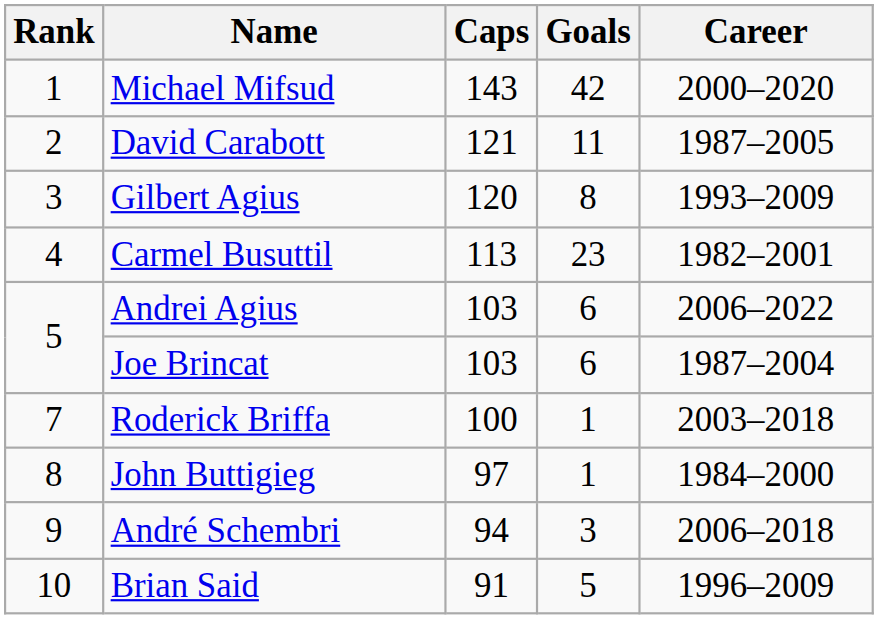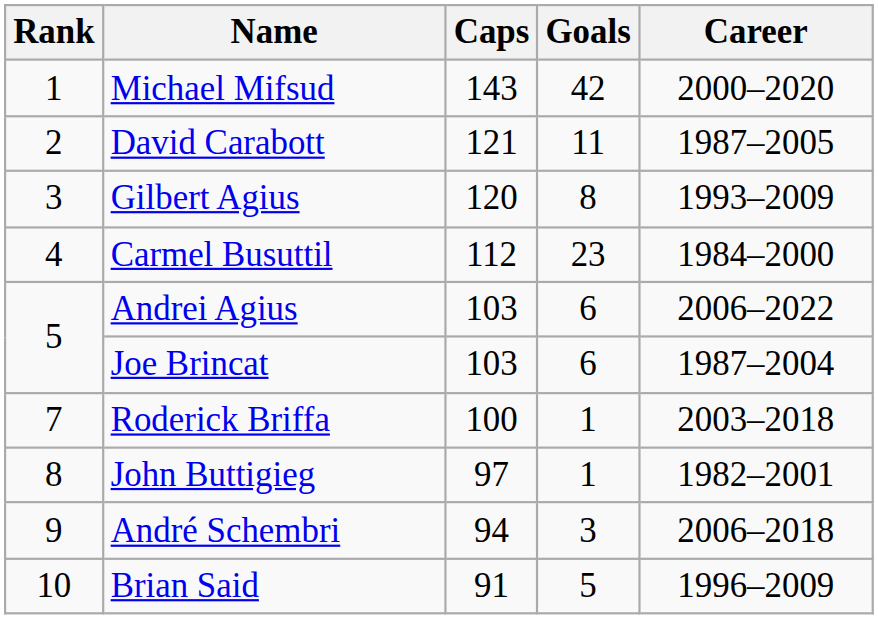(492, 253) 113 -> (492, 253) 112
(756, 253) 1982–2001 -> (756, 253) 1984–2000
(756, 474) 1984–2000 -> (756, 474) 1982–2001
